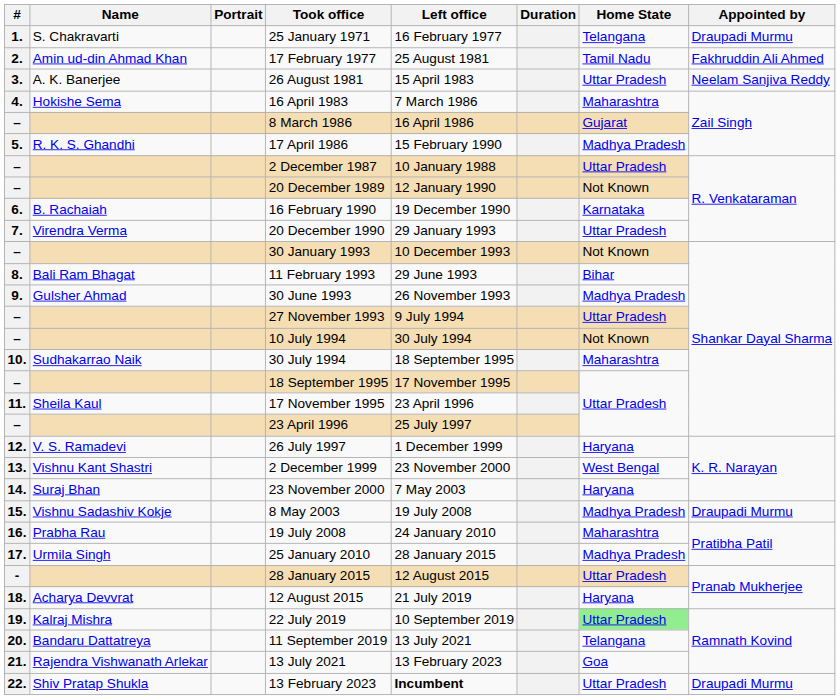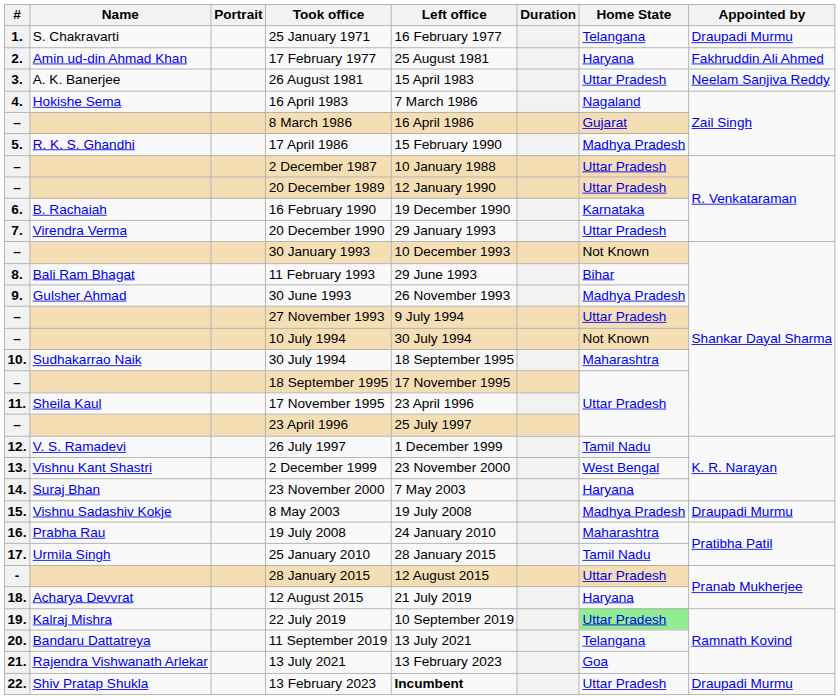(616, 58) Tamil Nadu -> (608, 58) Haryana
(621, 101) Maharashtra -> (612, 101) Nagaland
(616, 187) Not Known -> (624, 187) Uttar Pradesh
(608, 446) Haryana -> (616, 446) Tamil Nadu
(634, 554) Madhya Pradesh -> (616, 554) Tamil Nadu
